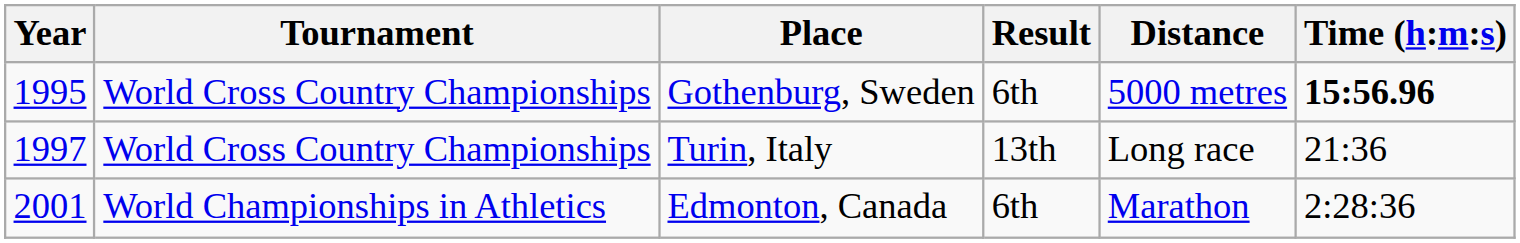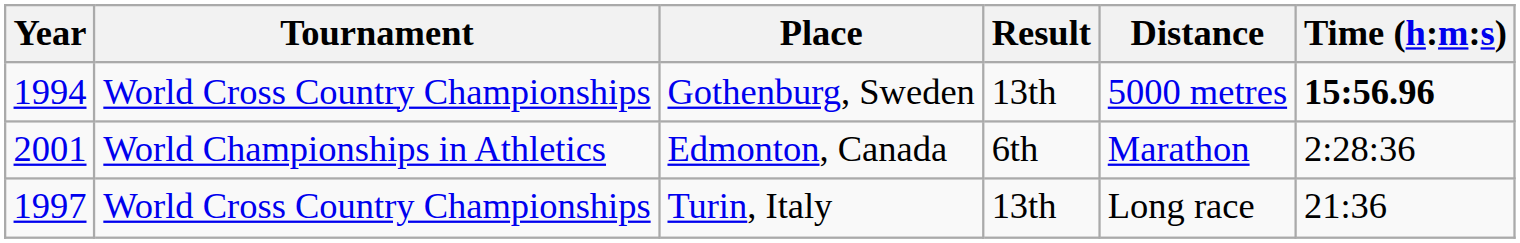(50, 91) 1995 -> (50, 91) 1994
(1015, 91) 6th -> (1024, 91) 13th
rows swapped: (750, 149) <-> (807, 206)
